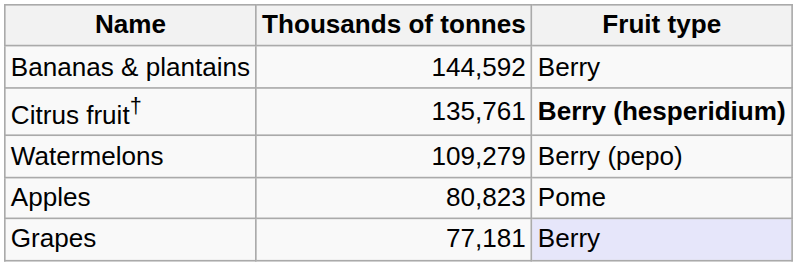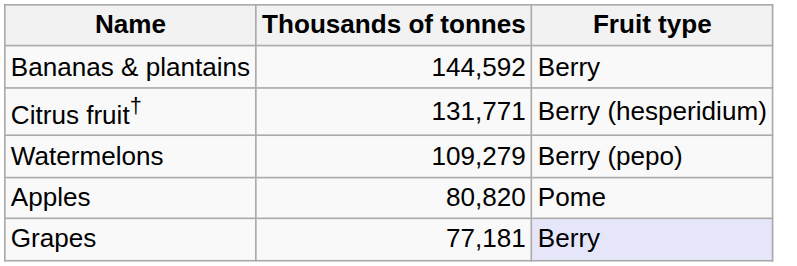(479, 111) 135,761 -> (479, 111) 131,771
(662, 111) bold -> (652, 111) normal
(486, 197) 80,823 -> (486, 197) 80,820
